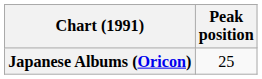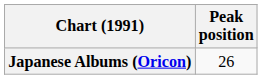(226, 61) 25 -> (226, 61) 26
